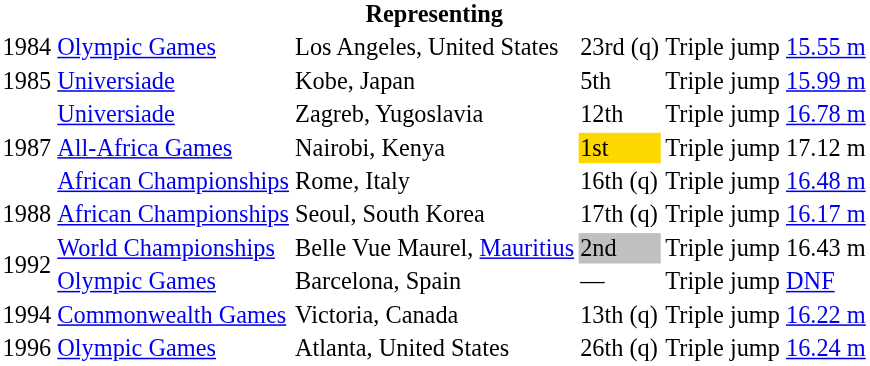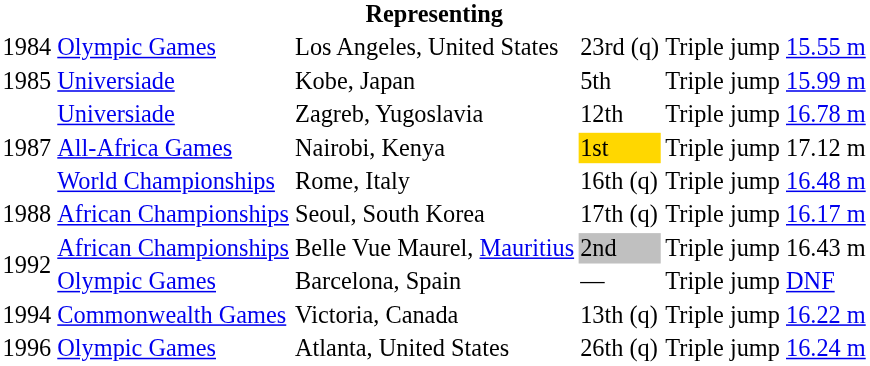(173, 181) African Championships -> (166, 181) World Championships
(166, 248) World Championships -> (173, 248) African Championships
